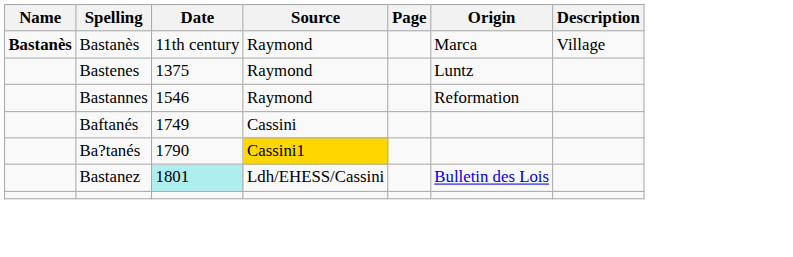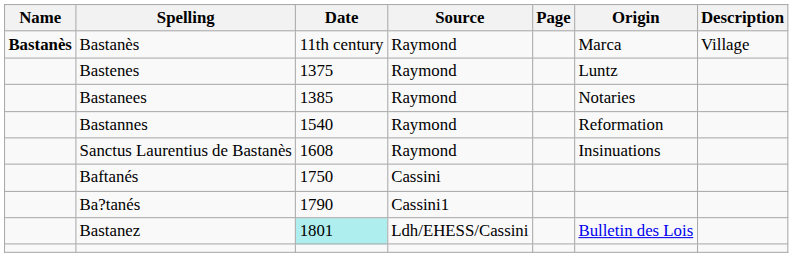+ row: (113, 97)
(172, 97) 1546 -> (316, 124) 1540
+ row: (186, 151)
(172, 124) 1749 -> (316, 177) 1750
(276, 151) gold background -> (420, 204) no background
